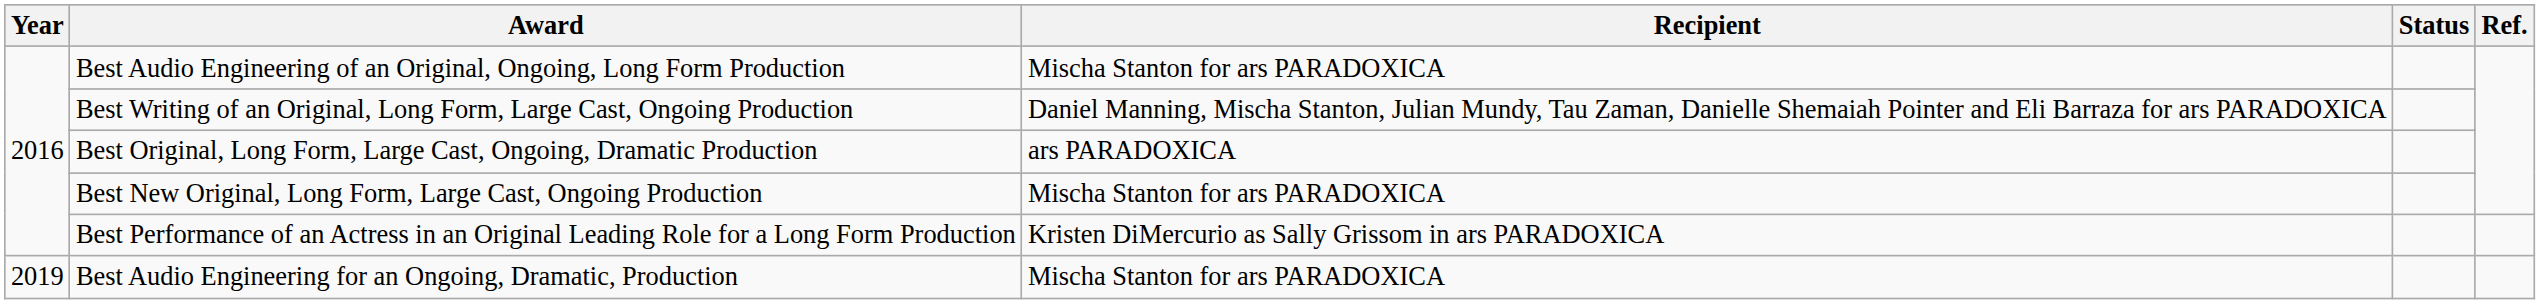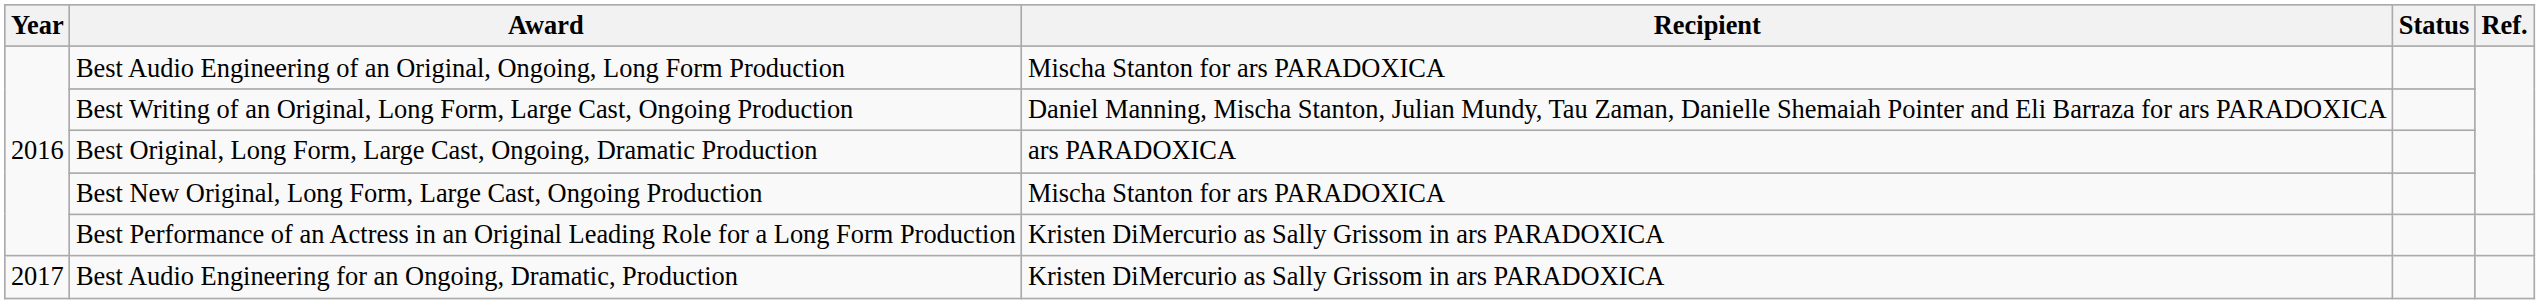(37, 276) 2019 -> (37, 276) 2017
(1236, 276) Mischa Stanton for ars PARADOXICA -> (1346, 276) Kristen DiMercurio as Sally Grissom in ars PARADOXICA
